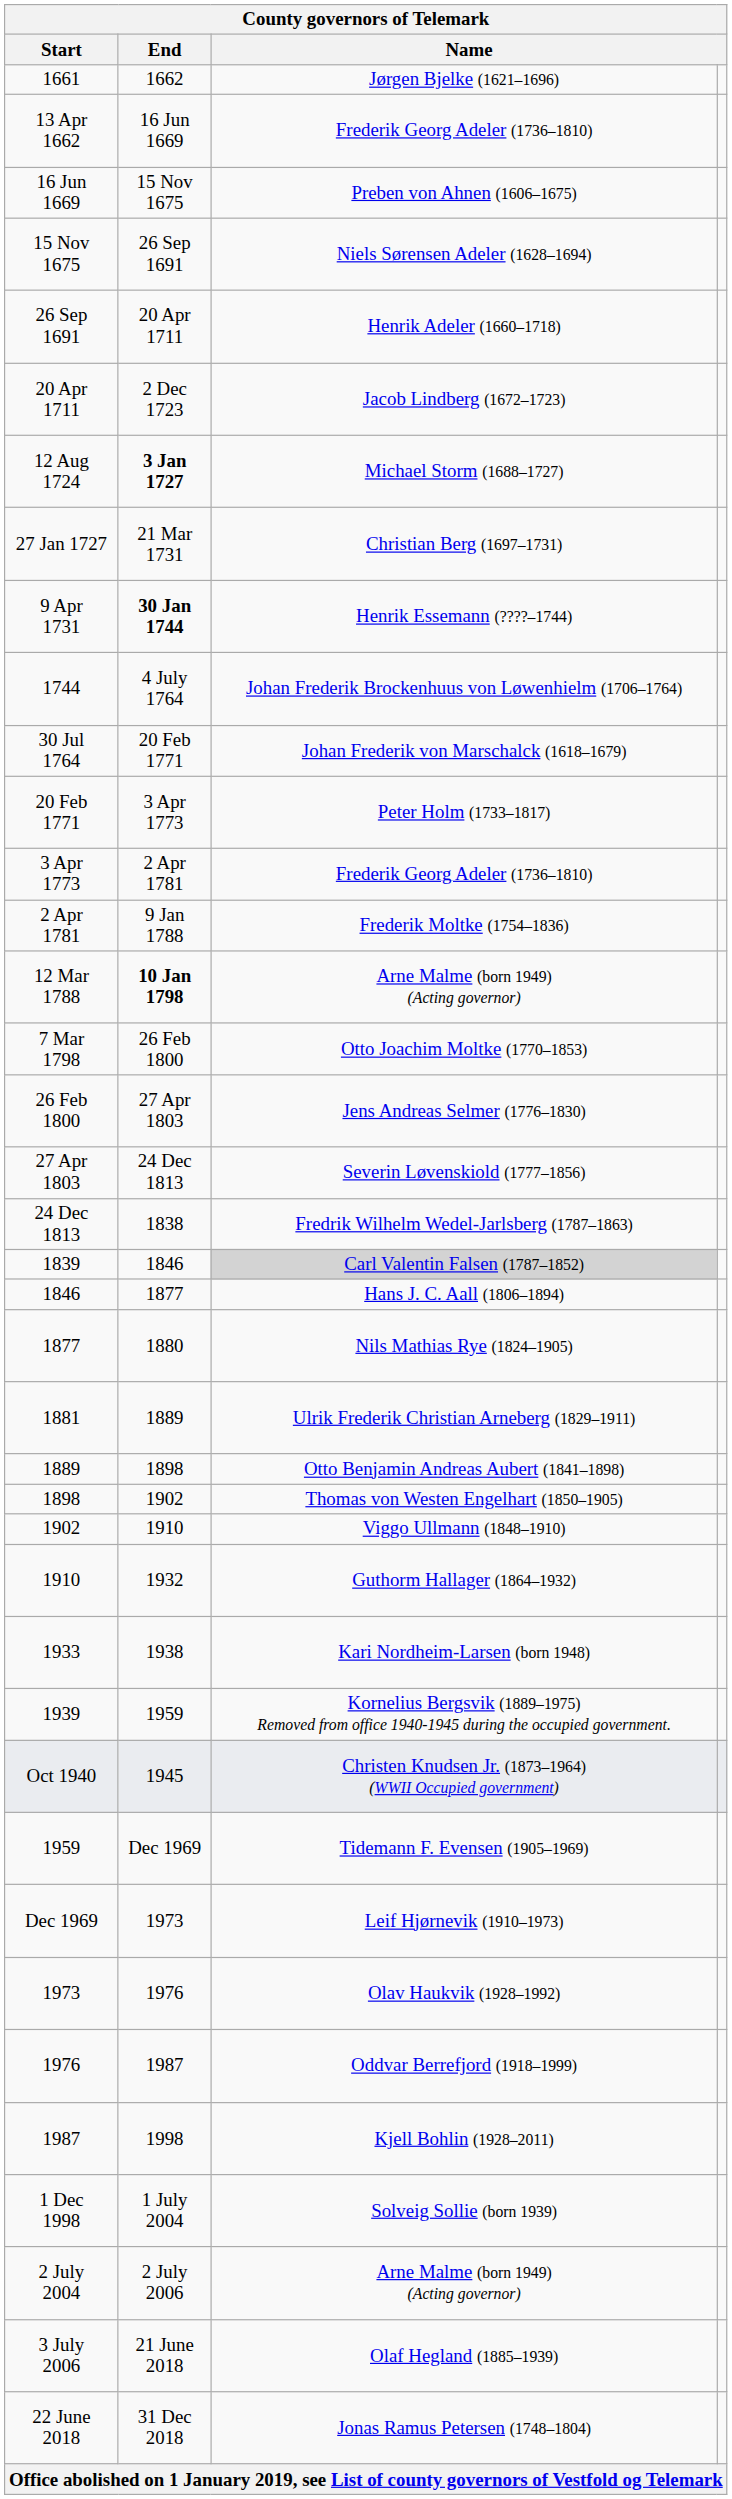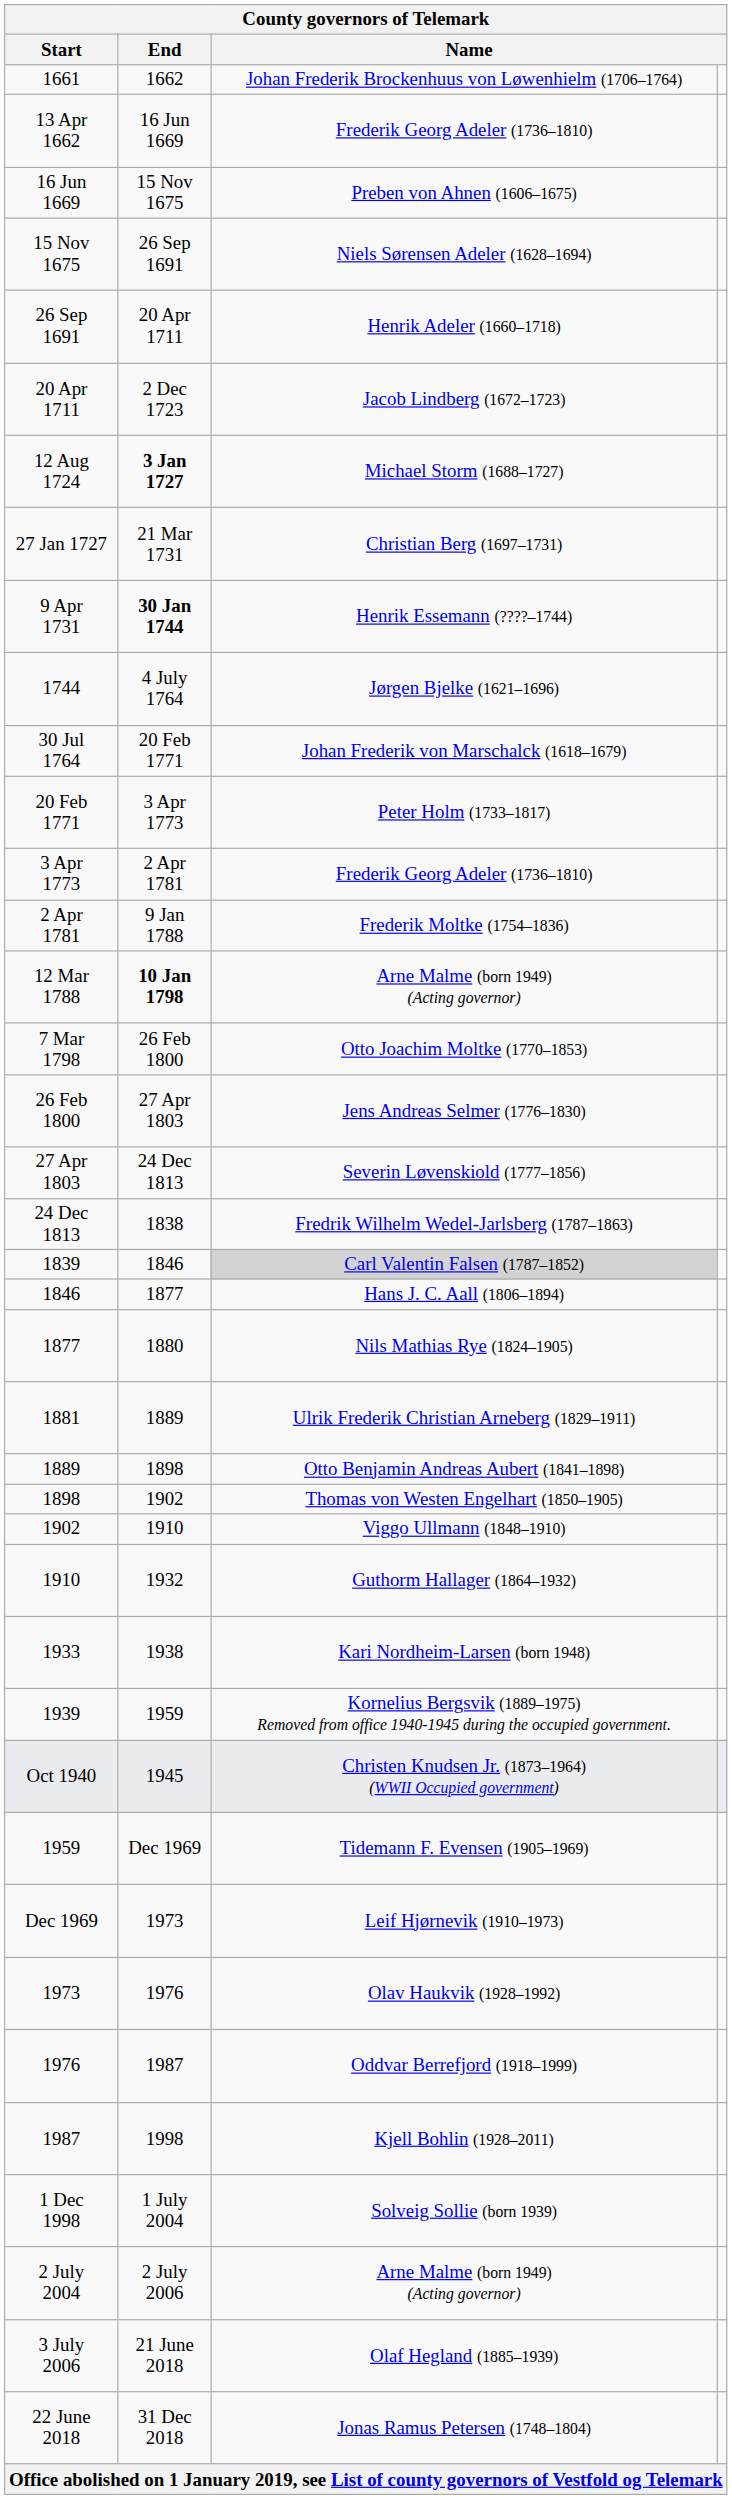(464, 79) Jørgen Bjelke (1621–1696) -> (464, 79) Johan Frederik Brockenhuus von Løwenhielm (1706–1764)
(464, 688) Johan Frederik Brockenhuus von Løwenhielm (1706–1764) -> (464, 688) Jørgen Bjelke (1621–1696)
